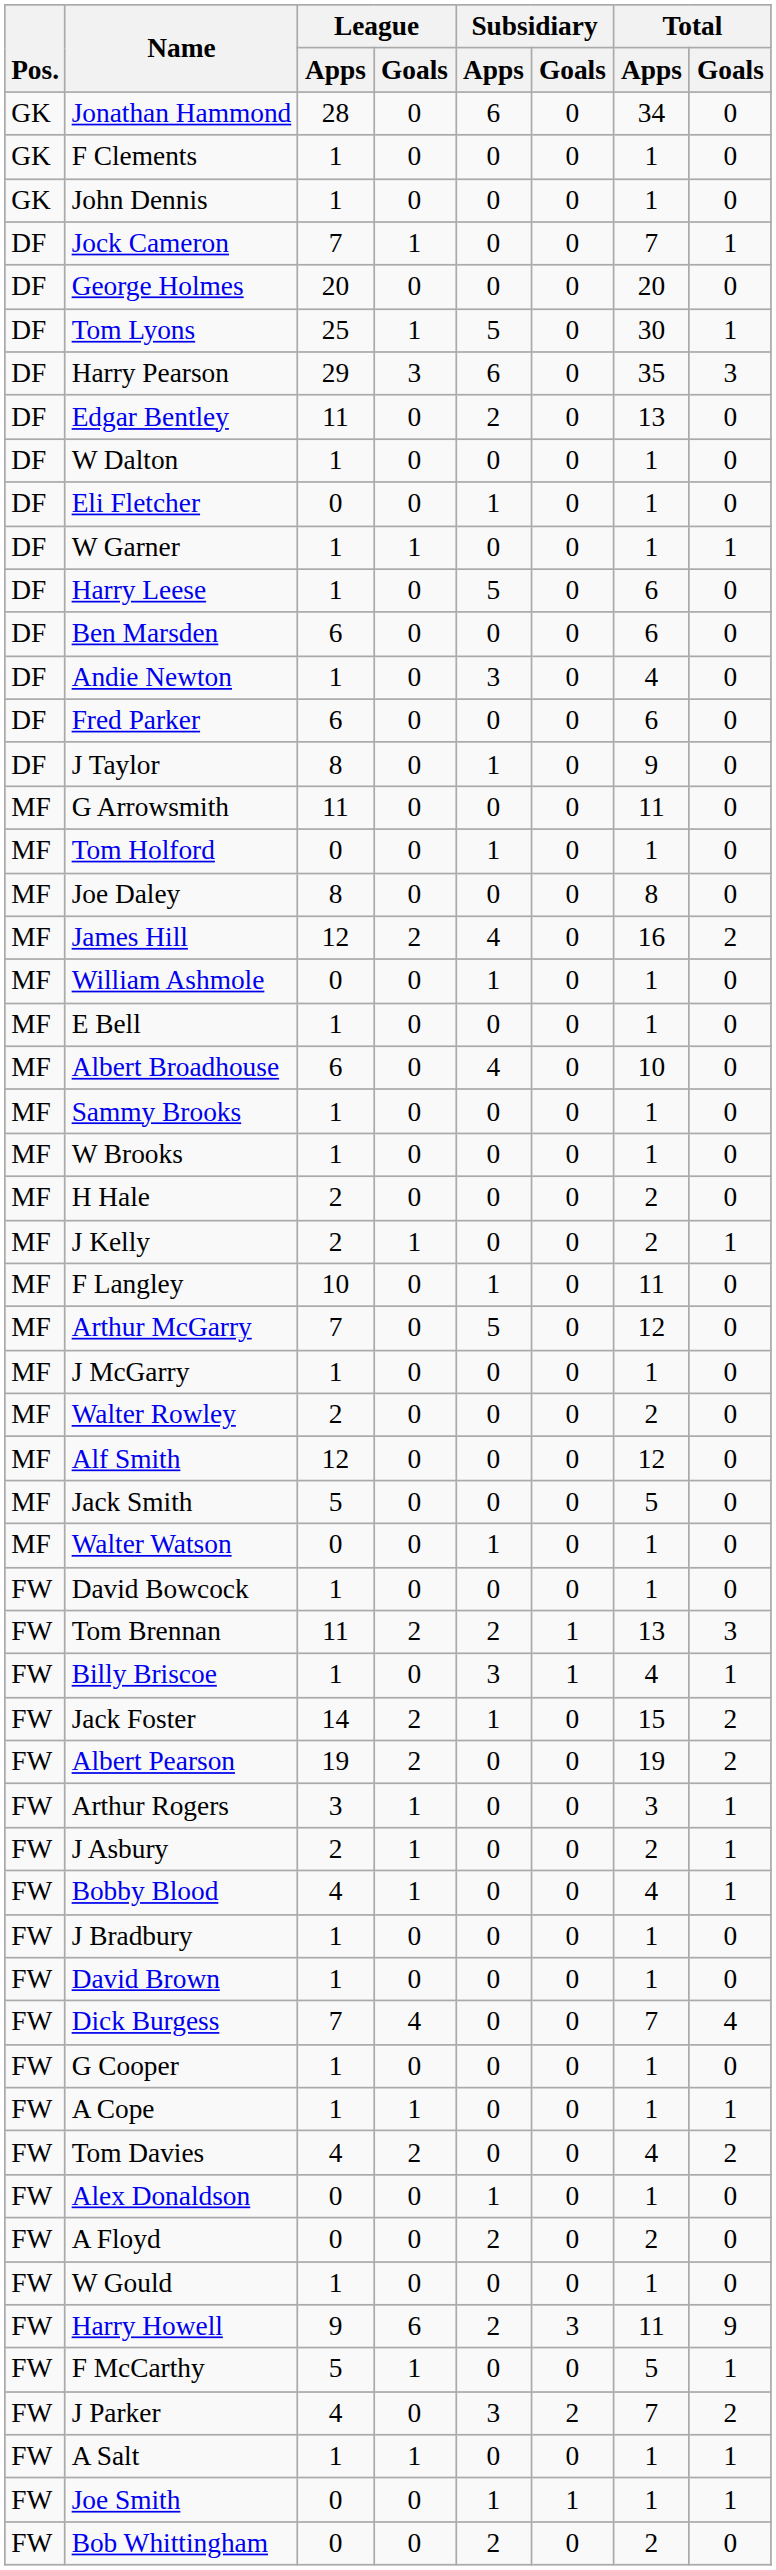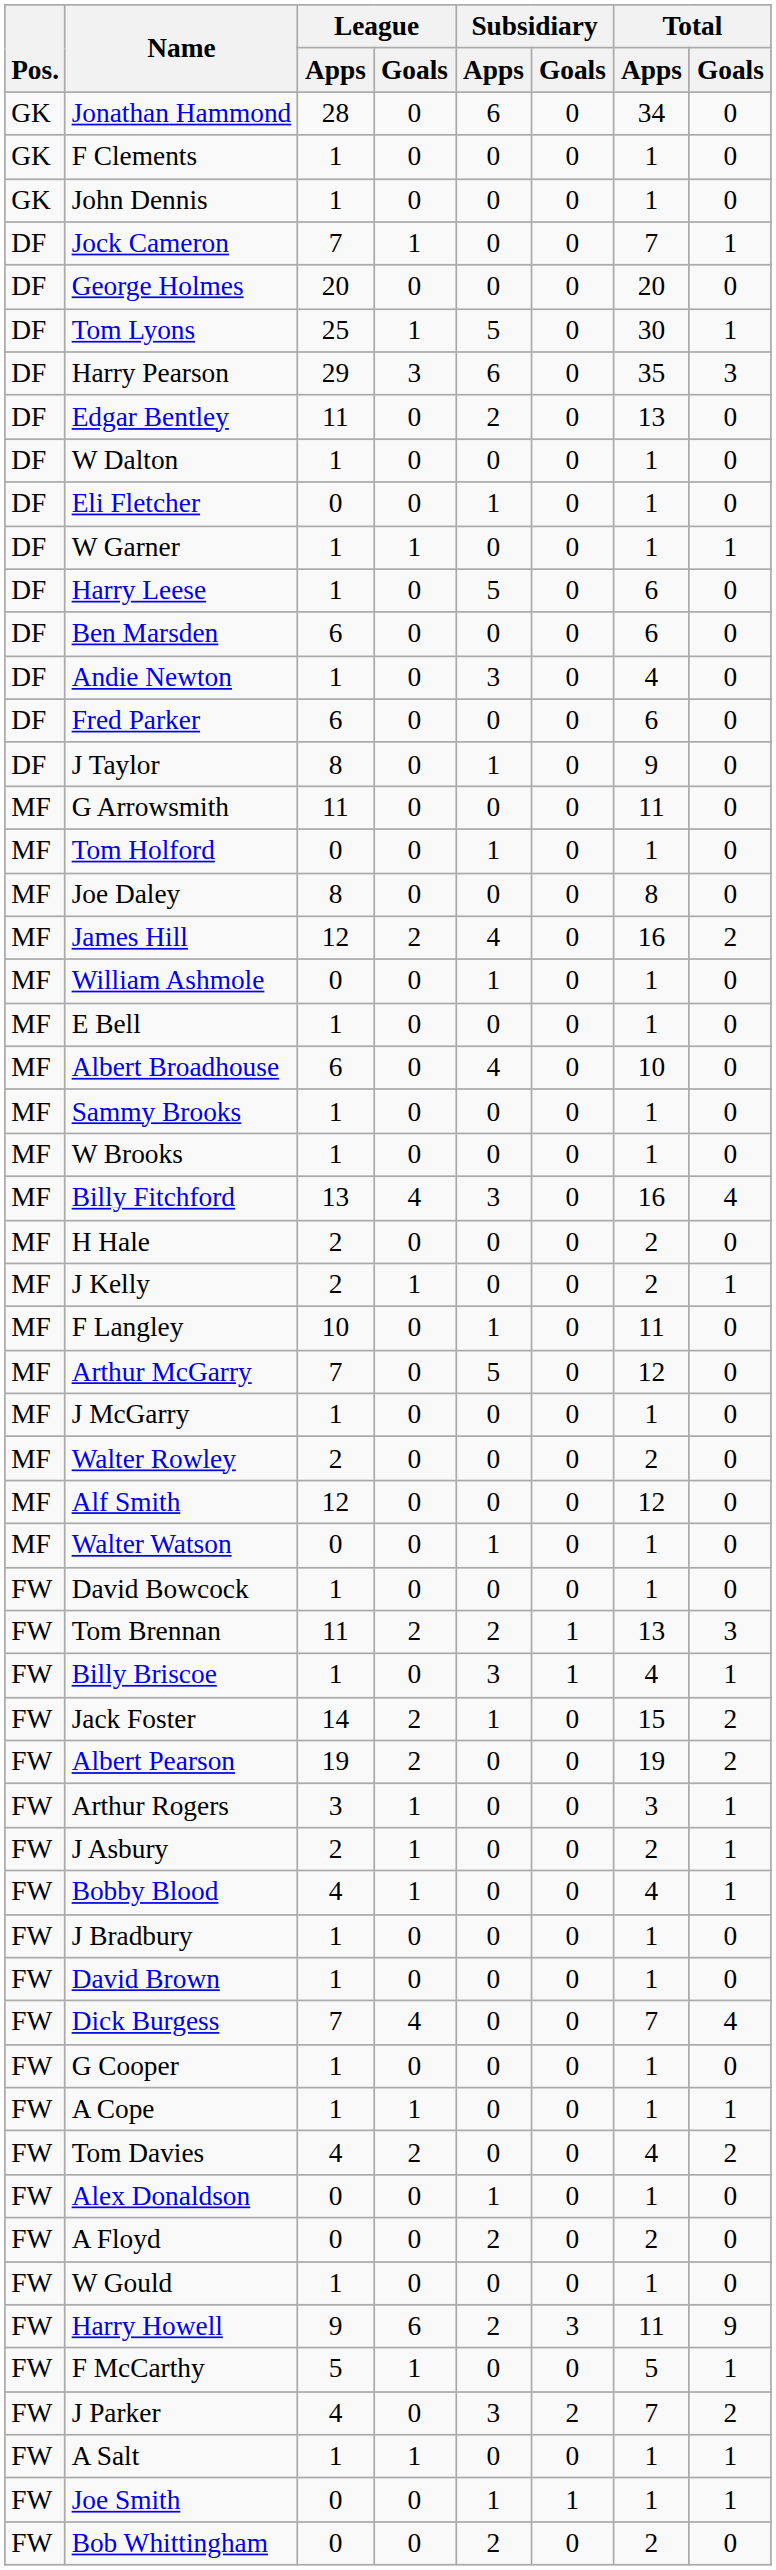+ row: (153, 1197)
- row: (132, 1501)
